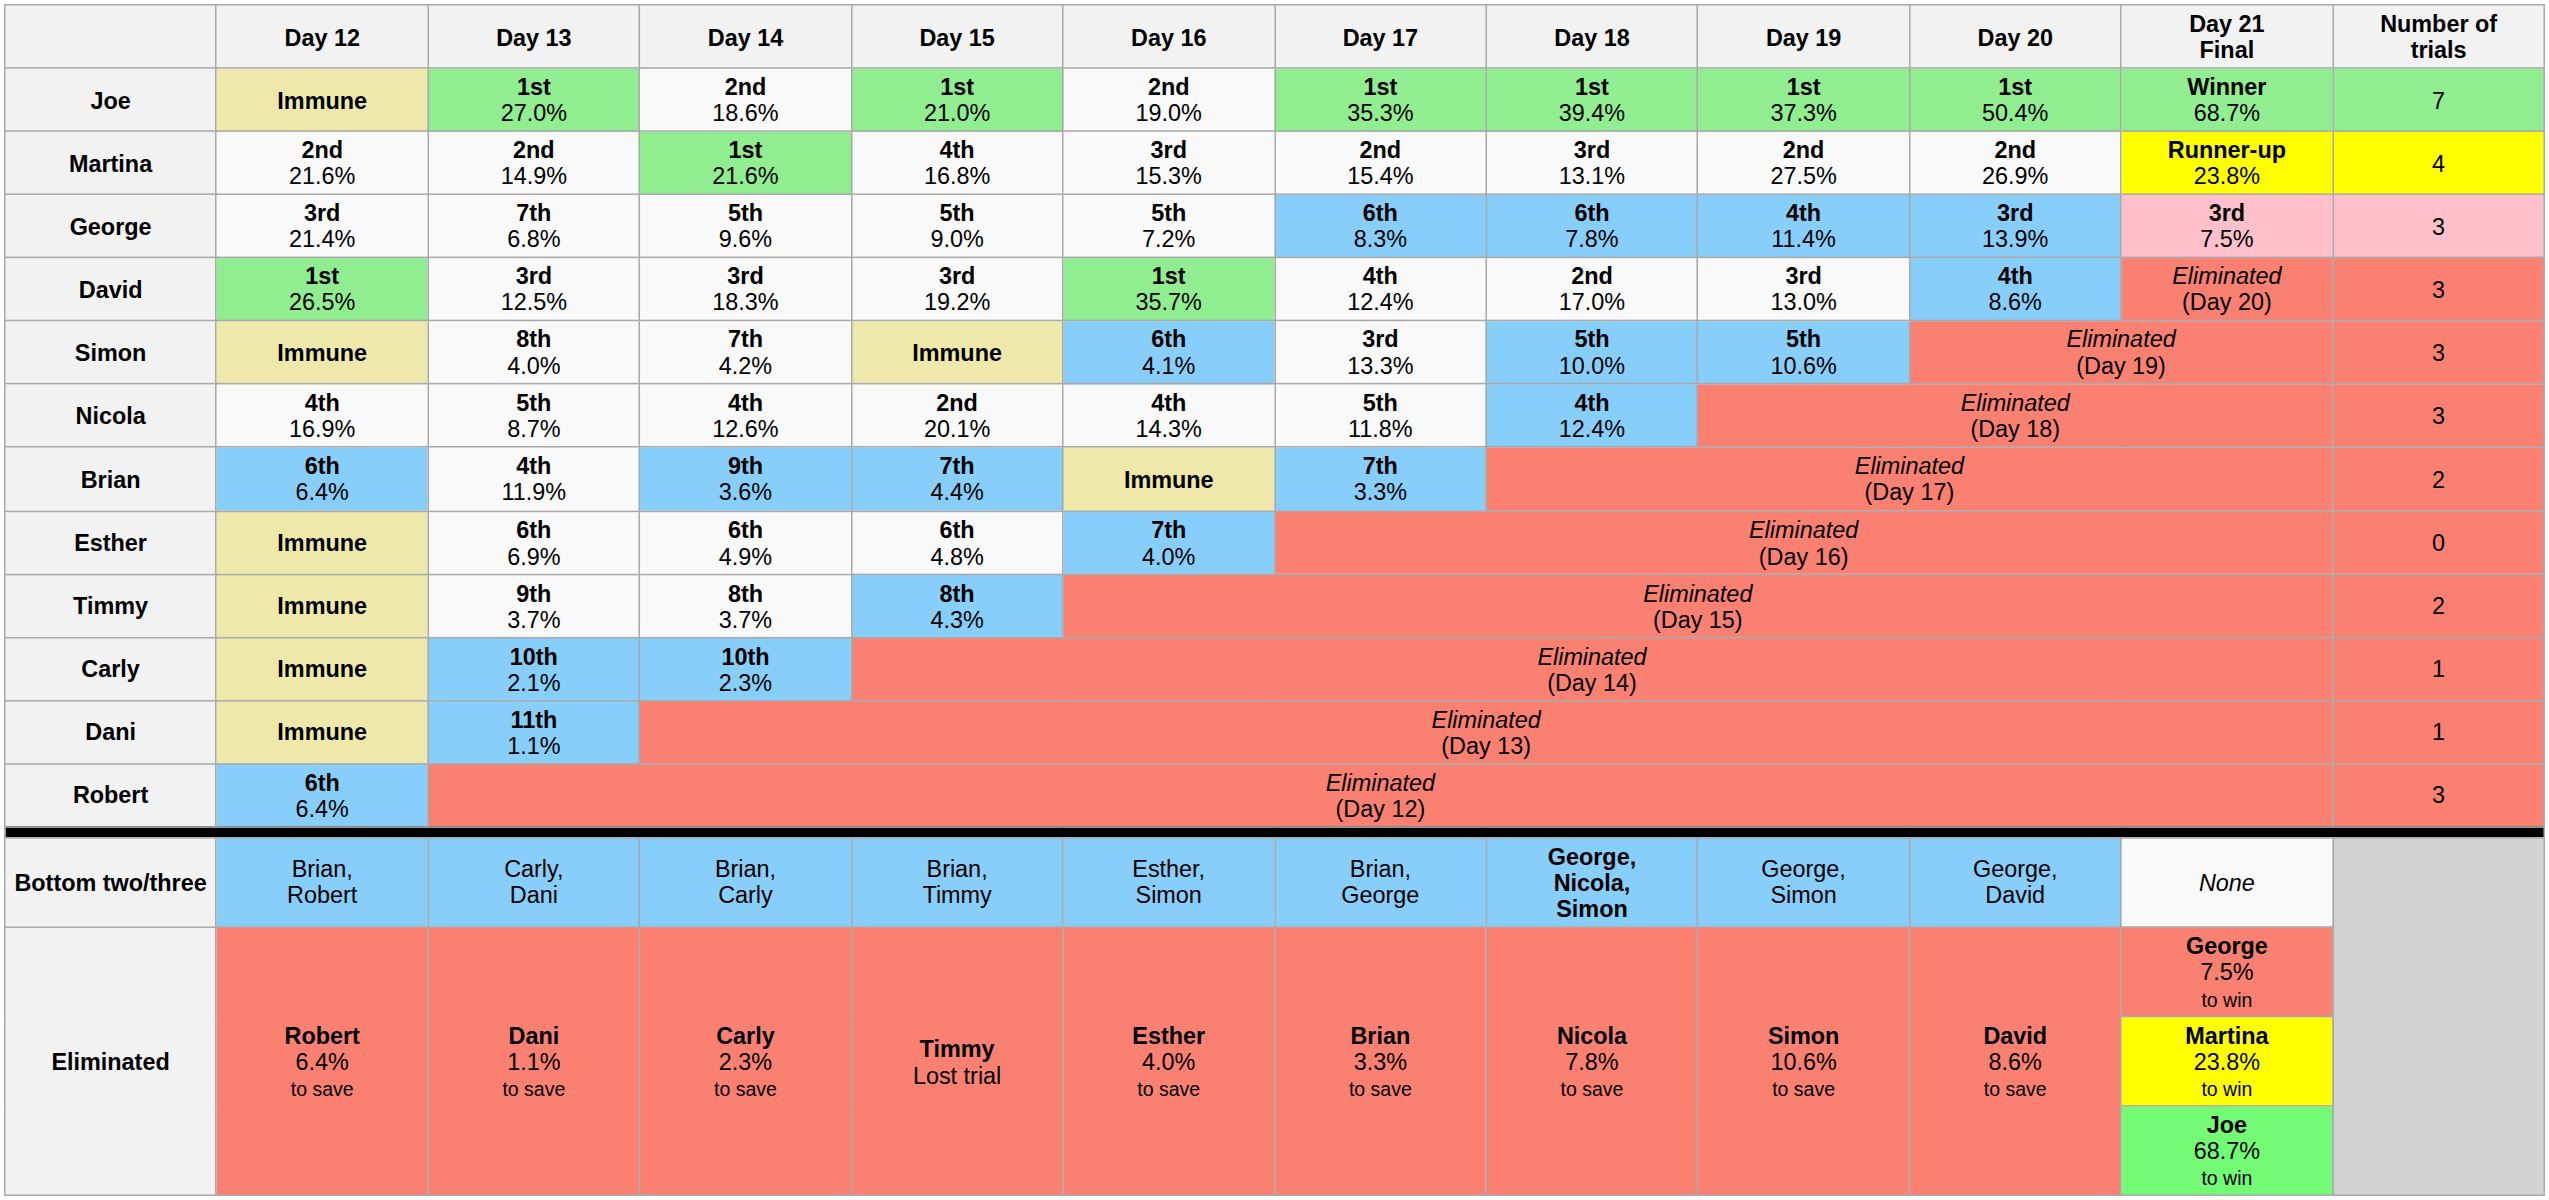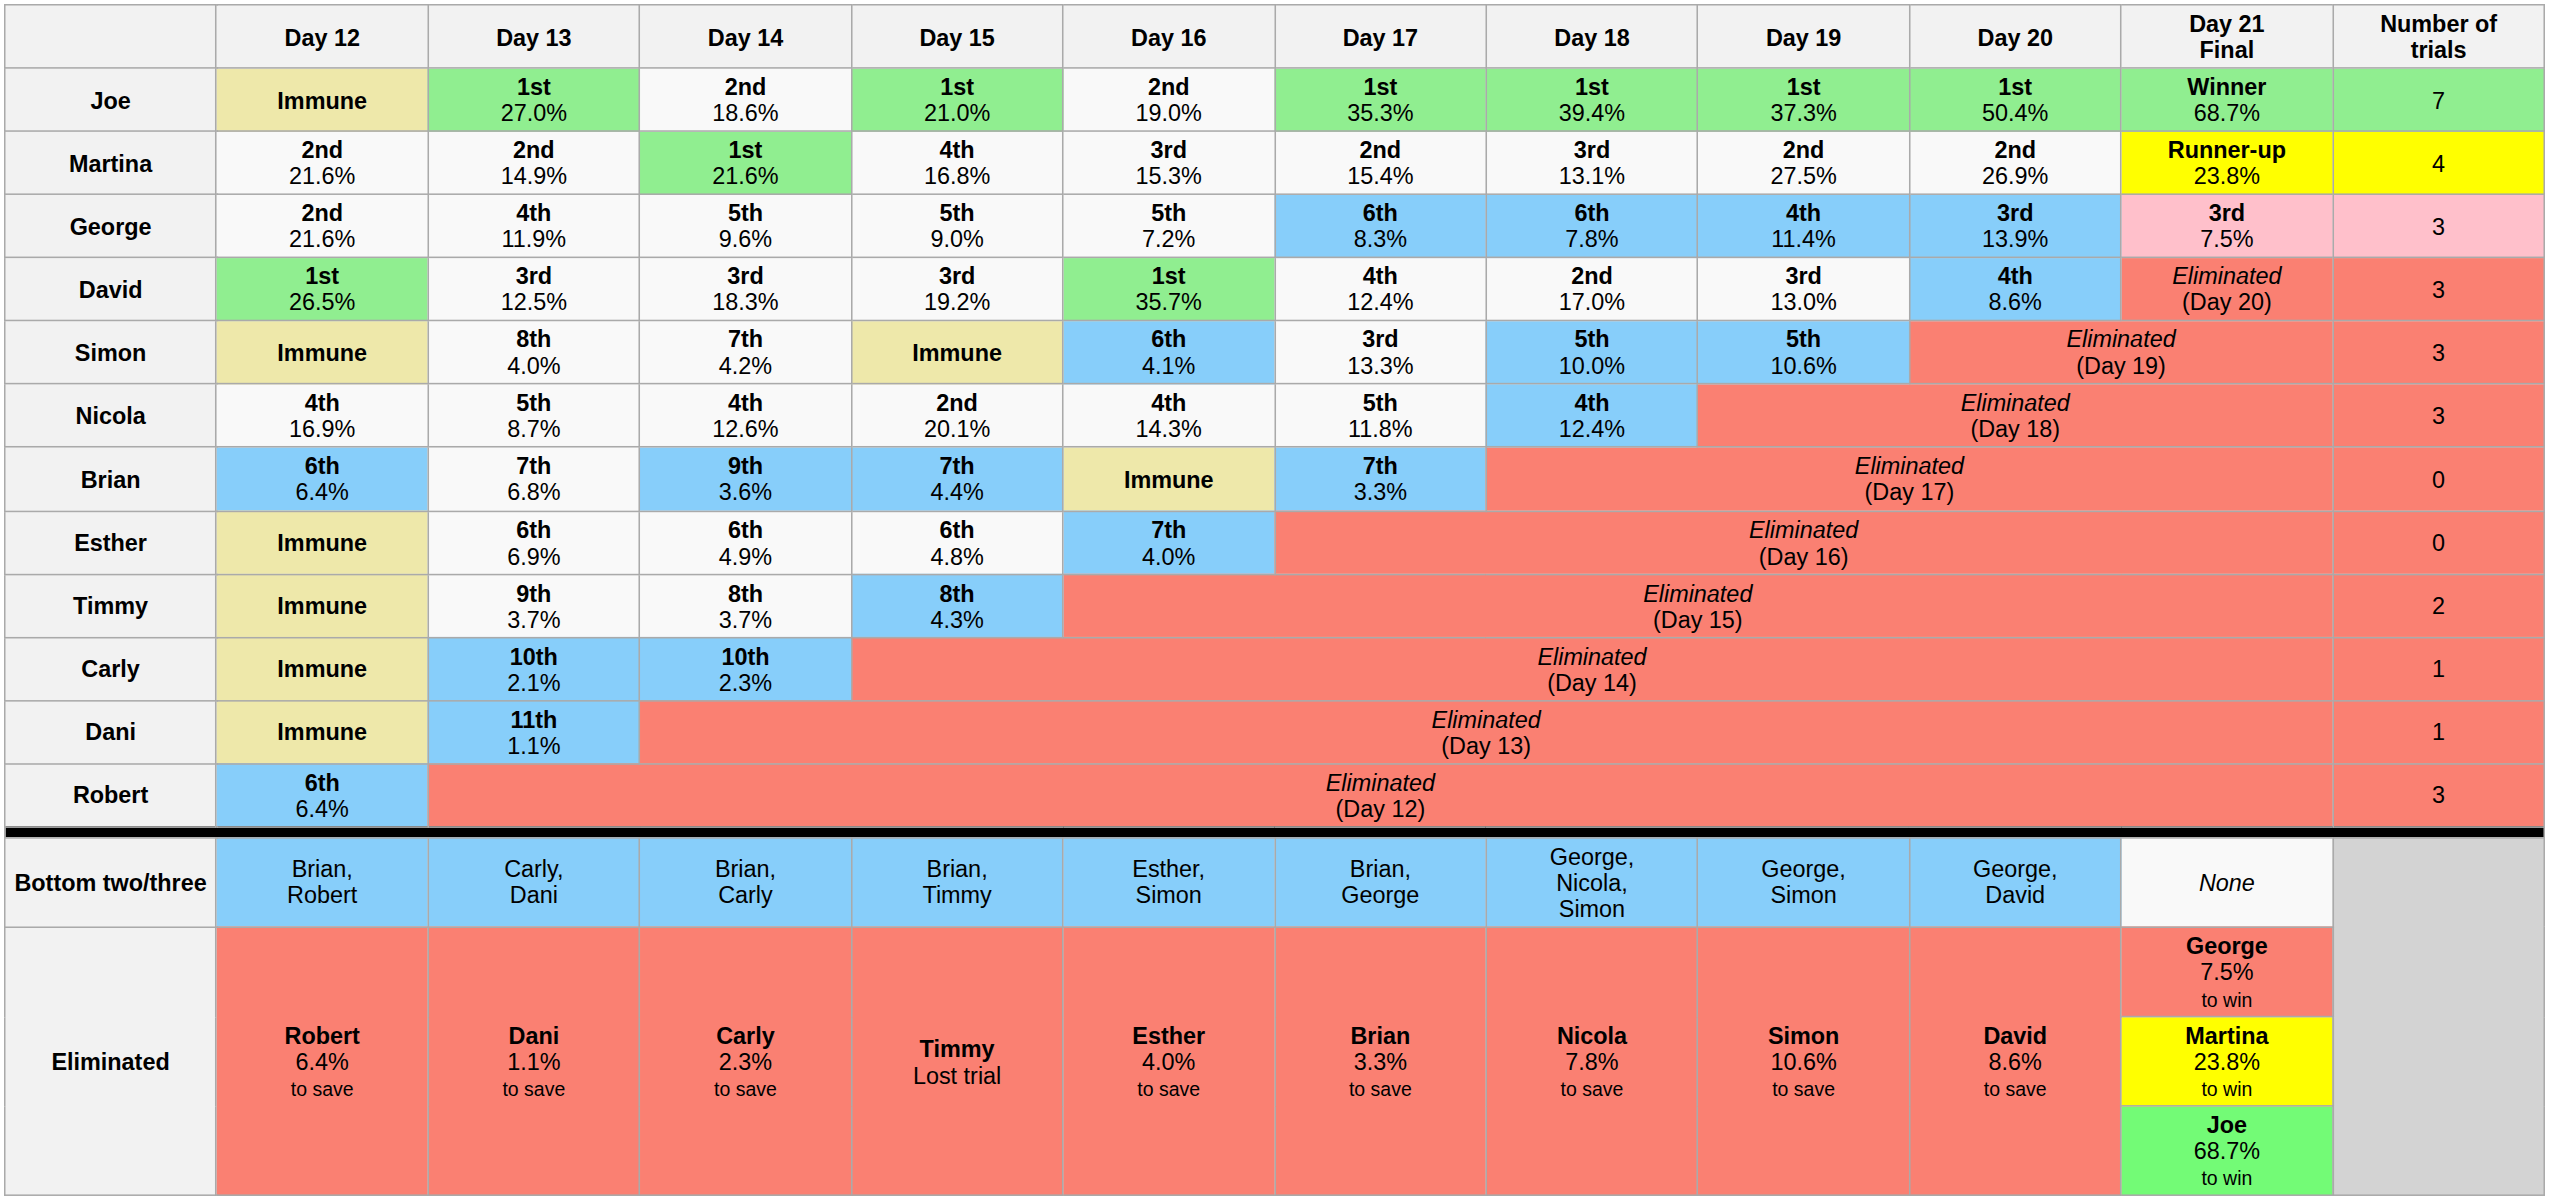(322, 226) 3rd 21.4% -> (322, 226) 2nd 21.6%
(534, 226) 7th 6.8% -> (534, 226) 4th 11.9%
(534, 479) 4th 11.9% -> (534, 479) 7th 6.8%
(2439, 479) 2 -> (2439, 479) 0
(1592, 883) bold -> (1592, 883) normal
